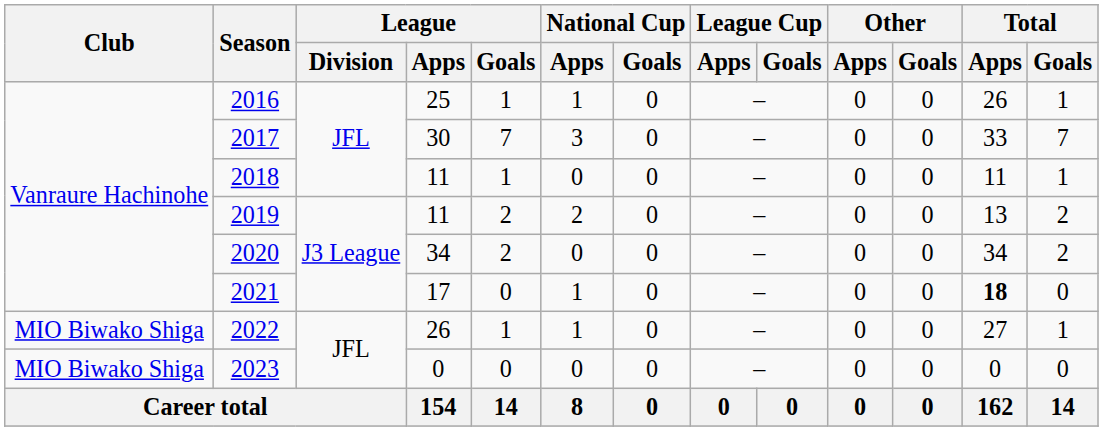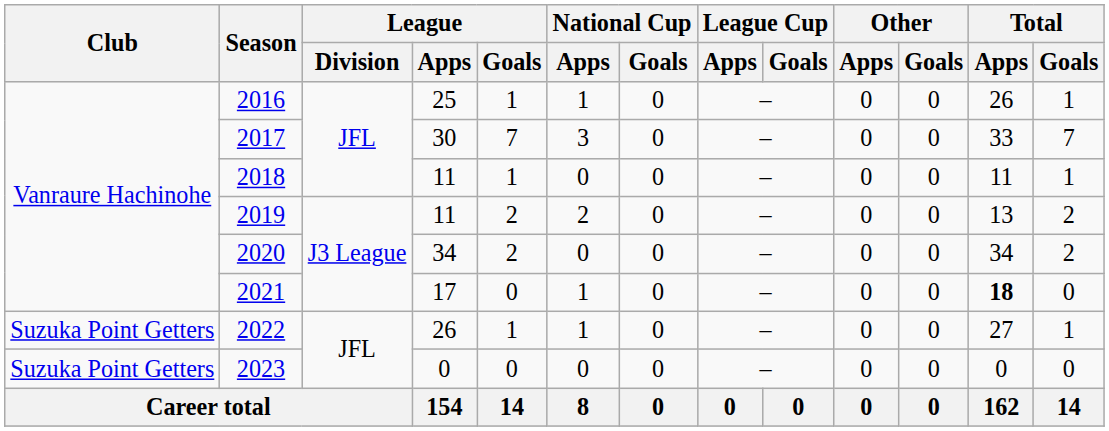(109, 330) MIO Biwako Shiga -> (112, 330) Suzuka Point Getters
(109, 368) MIO Biwako Shiga -> (112, 368) Suzuka Point Getters
